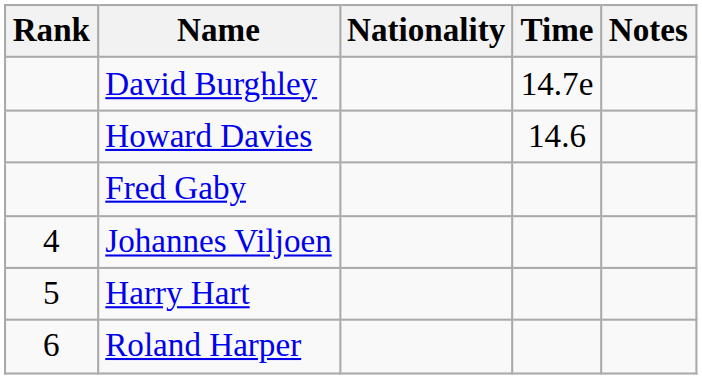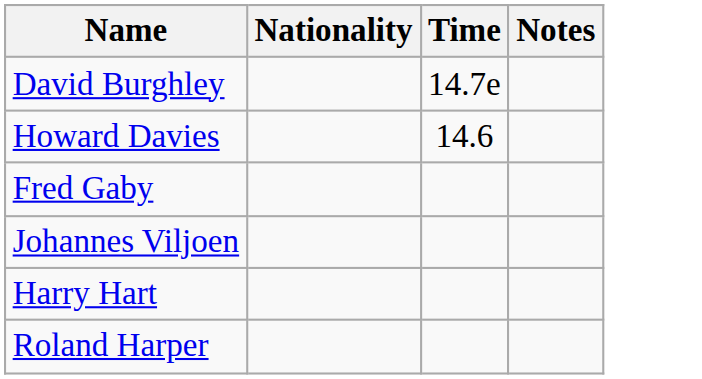- column: (51, 30)
